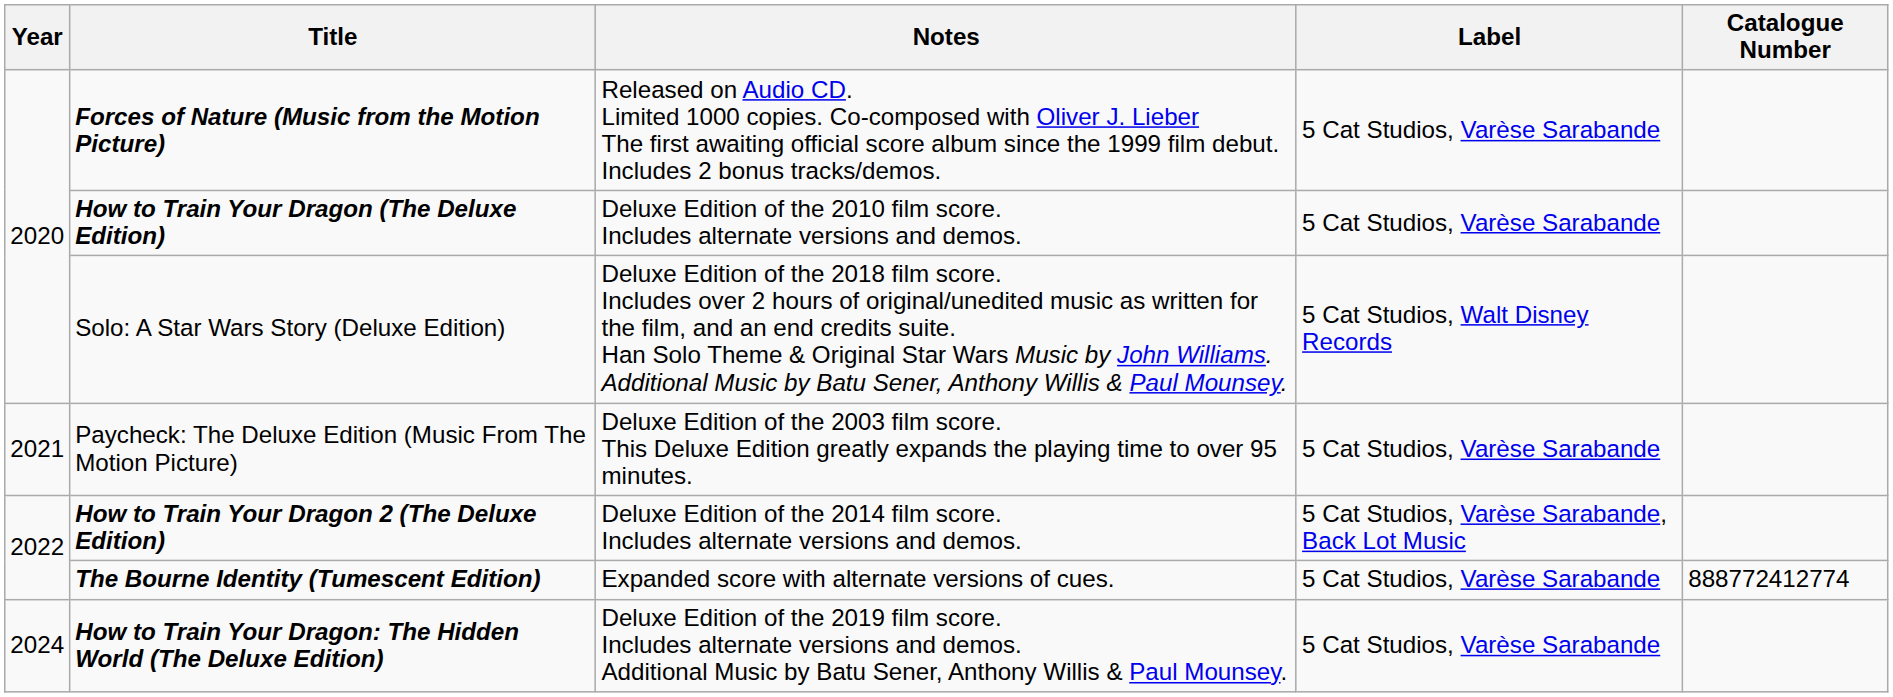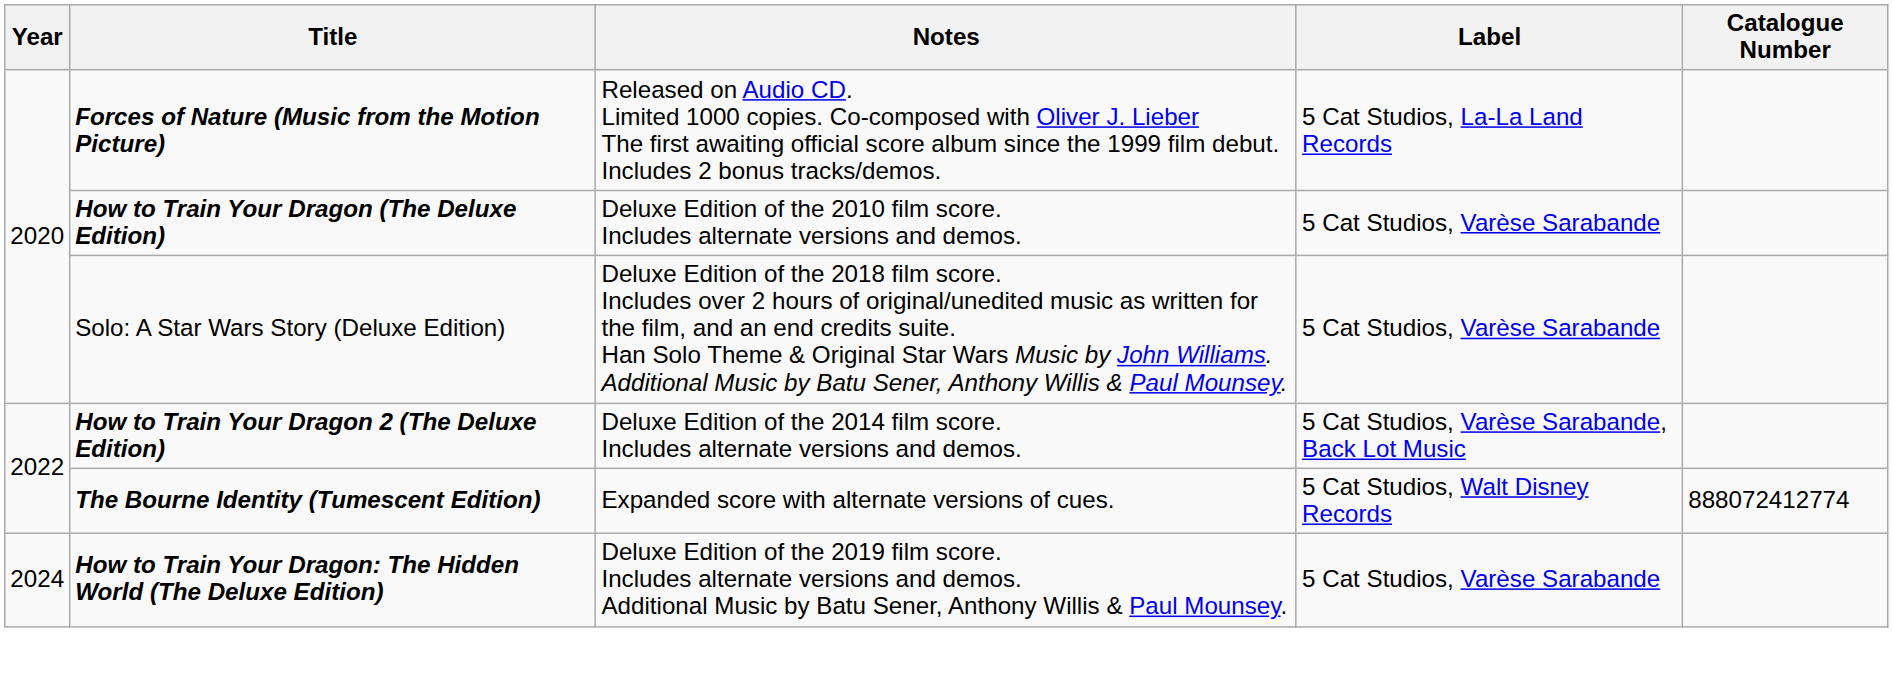(1481, 129) 5 Cat Studios, Varèse Sarabande -> (1442, 129) 5 Cat Studios, La-La Land Records
(1445, 328) 5 Cat Studios, Walt Disney Records -> (1481, 328) 5 Cat Studios, Varèse Sarabande
- row: (331, 448)
(1481, 579) 5 Cat Studios, Varèse Sarabande -> (1445, 500) 5 Cat Studios, Walt Disney Records
(1769, 579) 888772412774 -> (1769, 500) 888072412774
